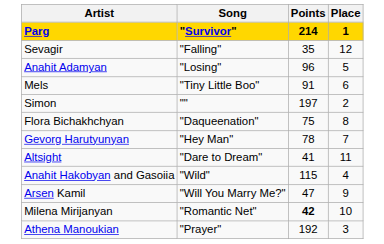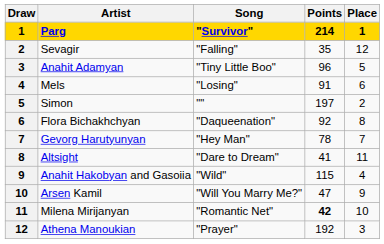+ column: (22, 13)
(200, 67) "Losing" -> (236, 67) "Tiny Little Boo"
(220, 85) "Tiny Little Boo" -> (217, 85) "Losing"
(308, 121) 75 -> (325, 121) 92
